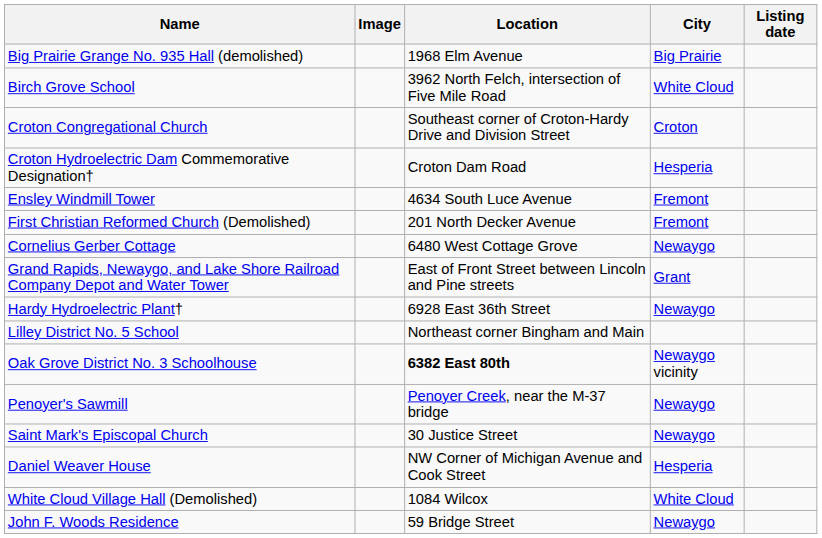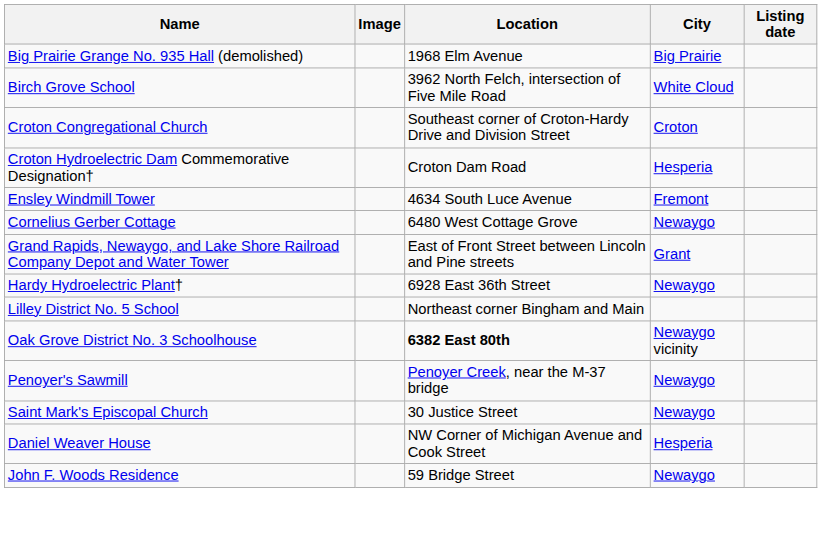- row: (159, 222)
- row: (132, 498)
